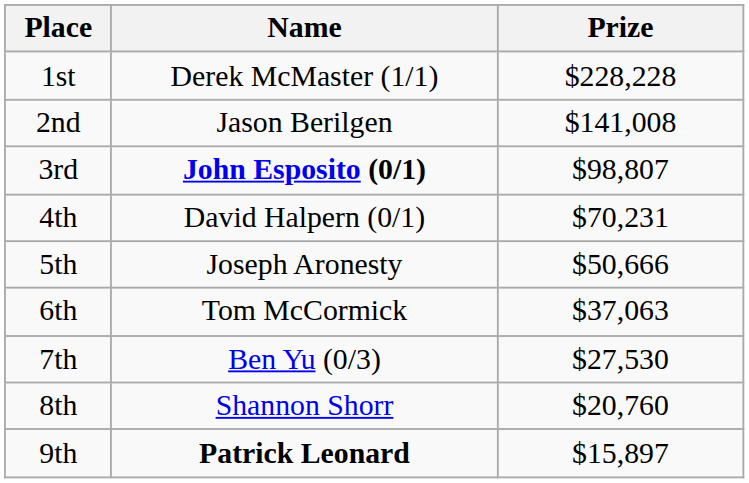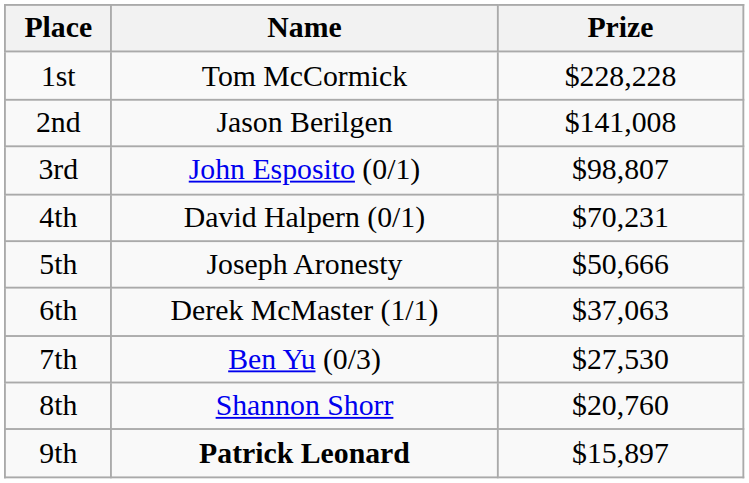(304, 75) Derek McMaster (1/1) -> (304, 75) Tom McCormick
(304, 169) bold -> (304, 169) normal
(304, 311) Tom McCormick -> (304, 311) Derek McMaster (1/1)
